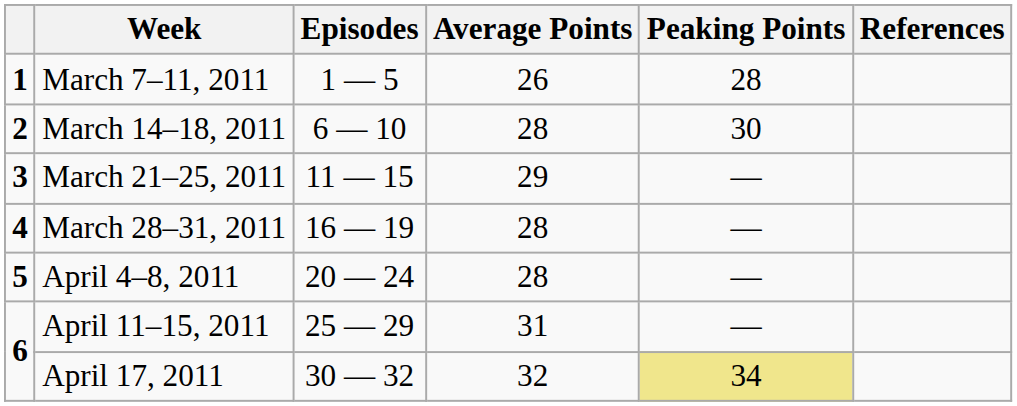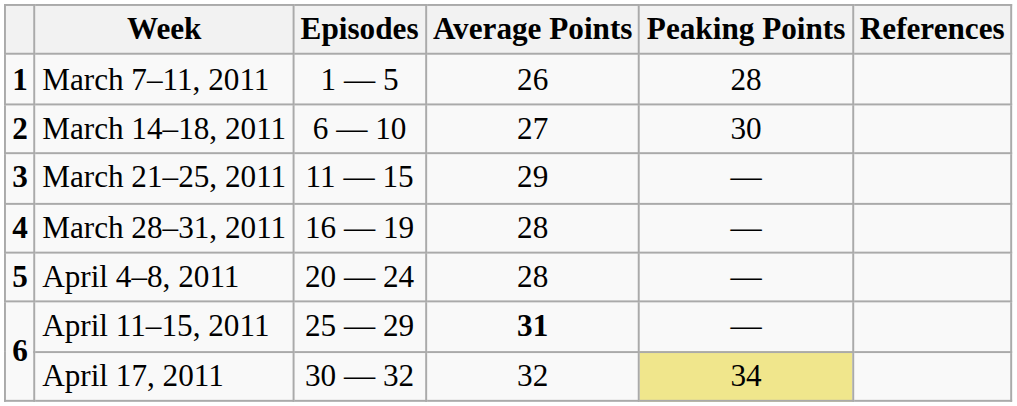(533, 128) 28 -> (533, 128) 27
(533, 326) normal -> (533, 326) bold
